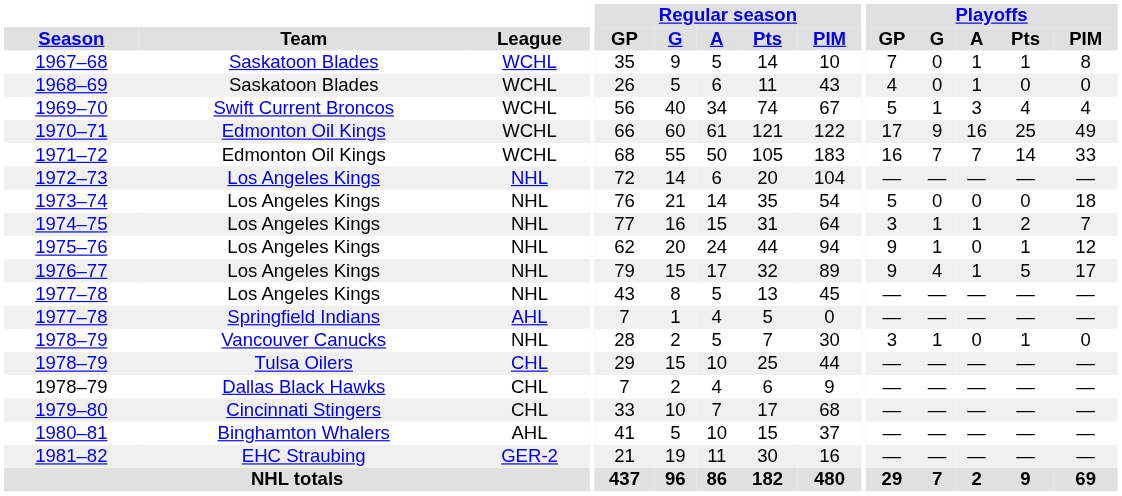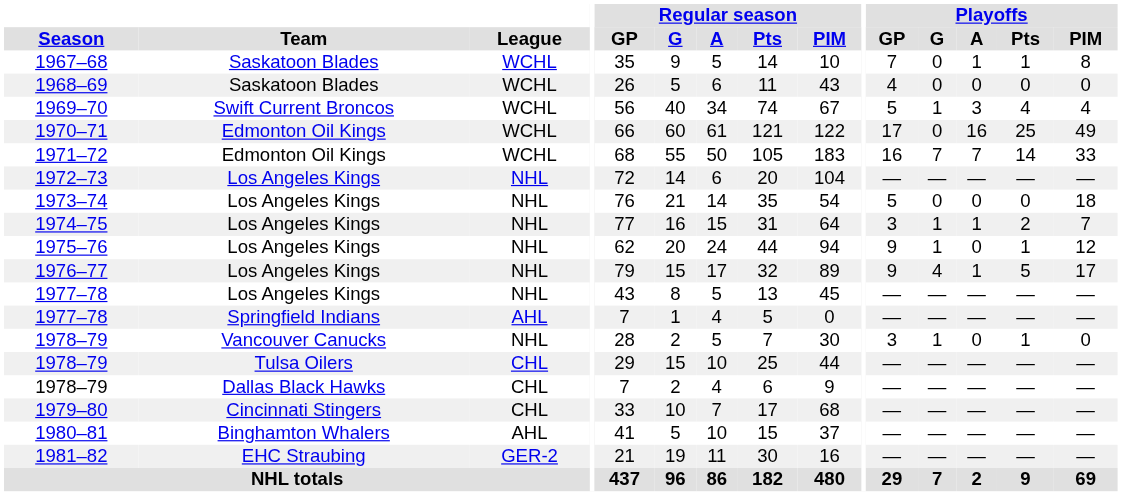(977, 85) 1 -> (977, 85) 0
(937, 131) 9 -> (937, 131) 0
